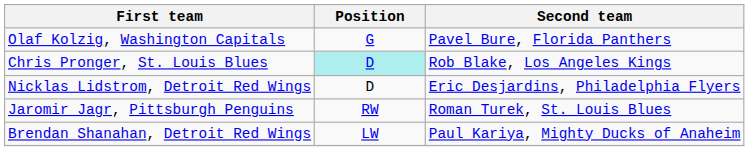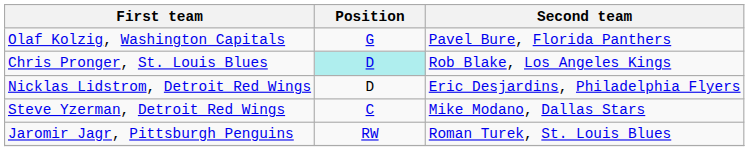+ row: (147, 110)
- row: (160, 134)
